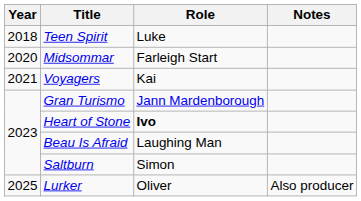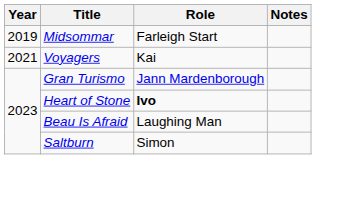- row: (75, 36)
(22, 57) 2020 -> (22, 36) 2019
- row: (63, 185)
